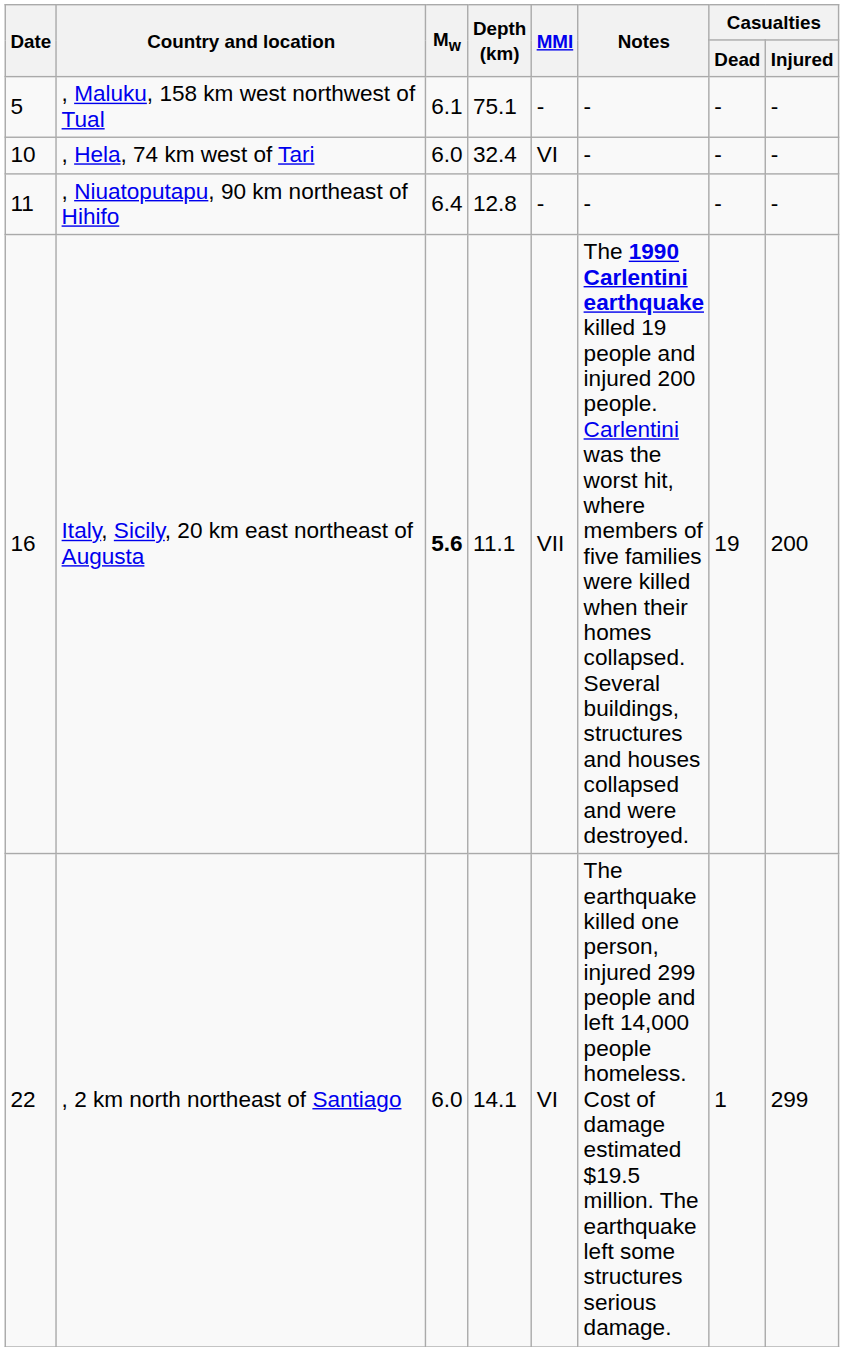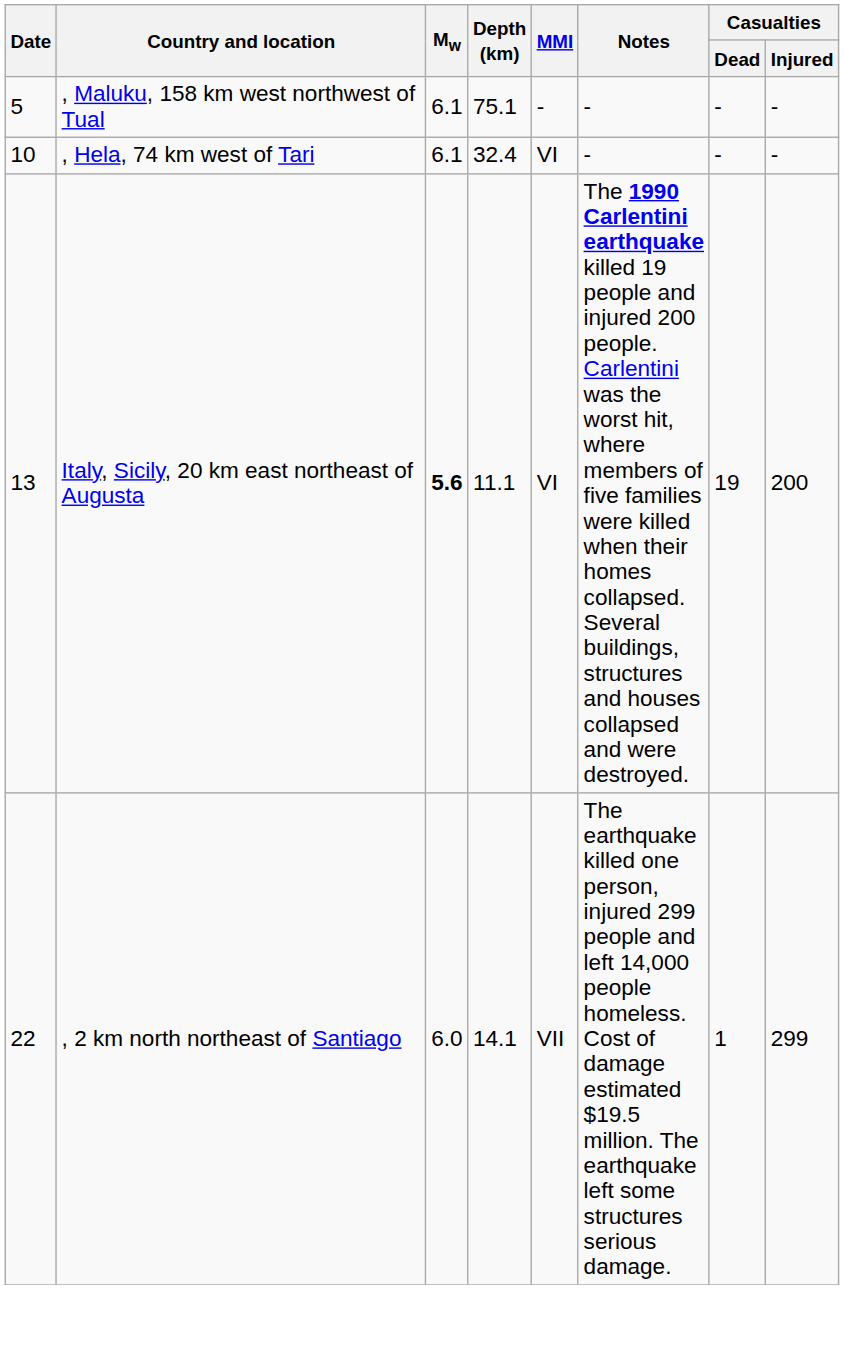(447, 155) 6.0 -> (447, 155) 6.1
- row: (235, 203)
(23, 543) 16 -> (23, 482) 13
(550, 543) VII -> (547, 482) VI
(547, 1099) VI -> (550, 1038) VII
